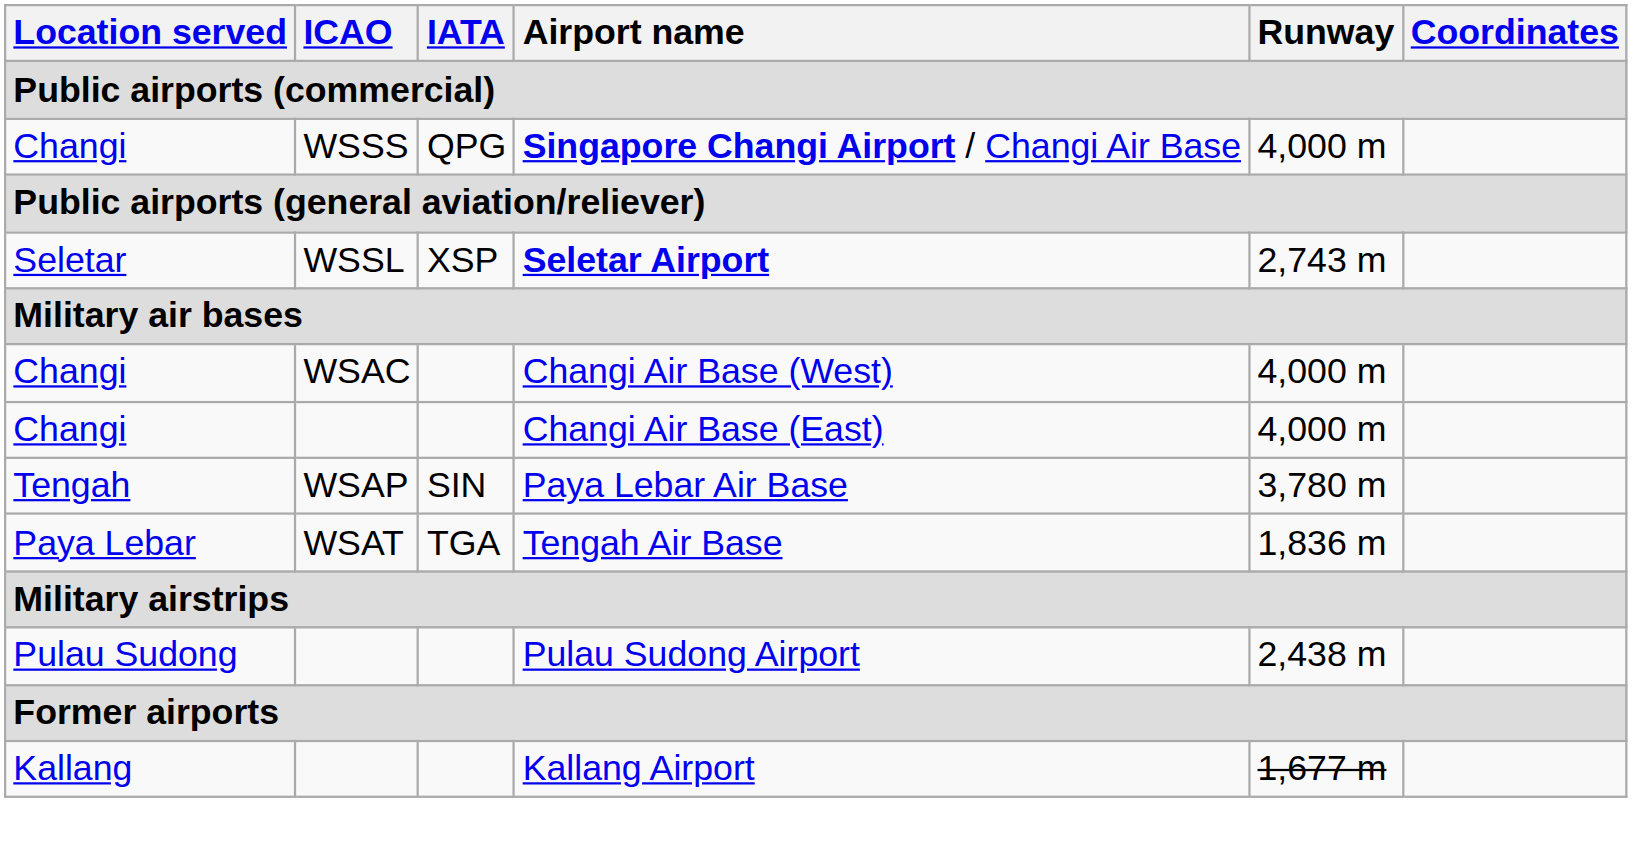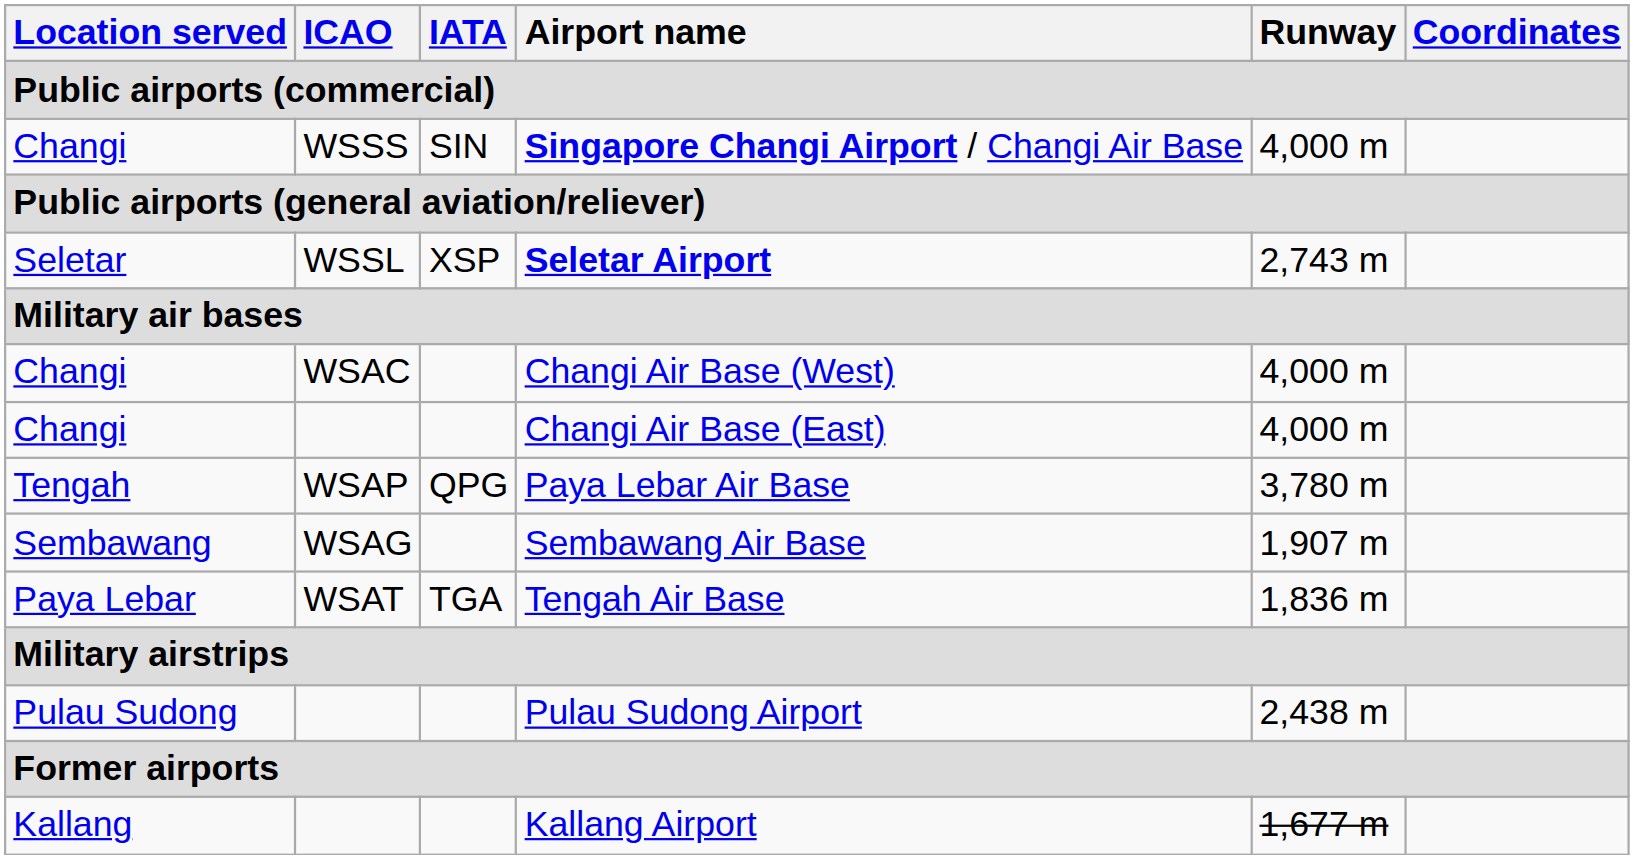(467, 145) QPG -> (459, 145) SIN
(457, 485) SIN -> (469, 485) QPG
+ row: (695, 542)
